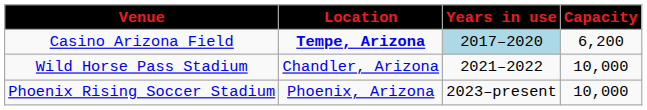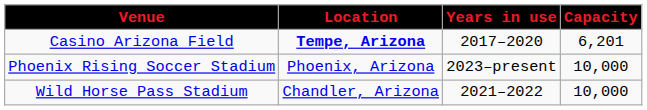(502, 42) lightblue background -> (502, 42) no background
(601, 42) 6,200 -> (601, 42) 6,201
rows swapped: (142, 67) <-> (142, 92)
